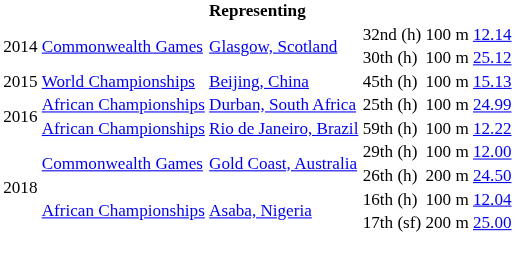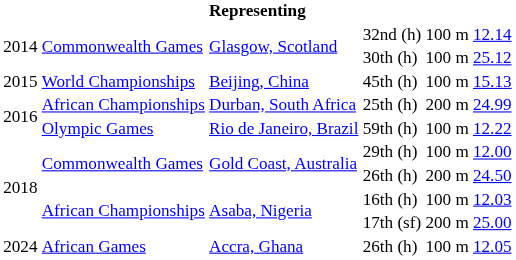(447, 104) 100 m -> (447, 104) 200 m
(123, 128) African Championships -> (98, 128) Olympic Games
(492, 199) 12.04 -> (492, 199) 12.03
+ row: (256, 246)
